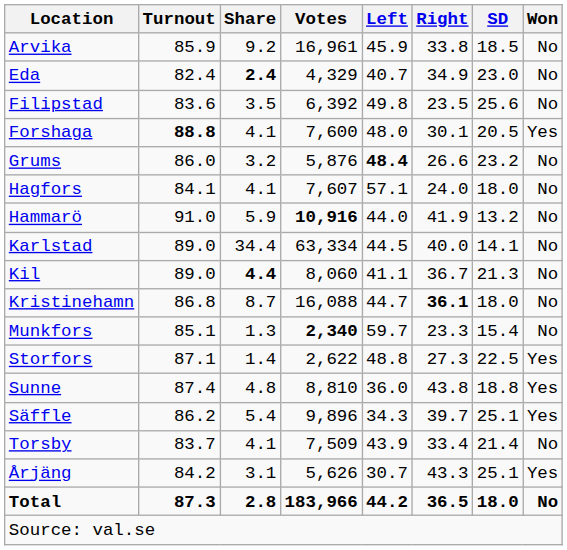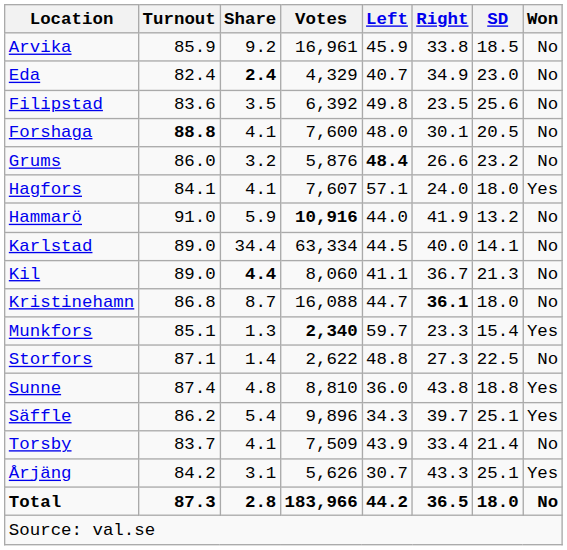(543, 132) Yes -> (548, 132) No
(548, 189) No -> (543, 189) Yes
(548, 331) No -> (543, 331) Yes
(543, 360) Yes -> (548, 360) No
